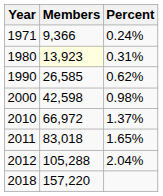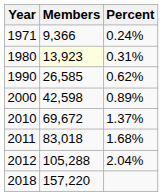(125, 98) 0.98% -> (125, 98) 0.89%
(63, 118) 66,972 -> (63, 118) 69,672
(125, 139) 1.65% -> (125, 139) 1.68%
